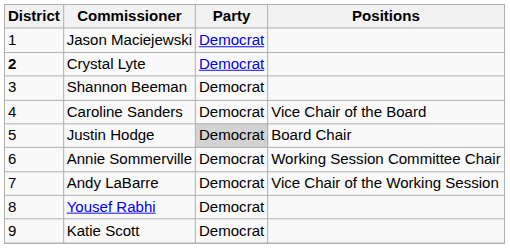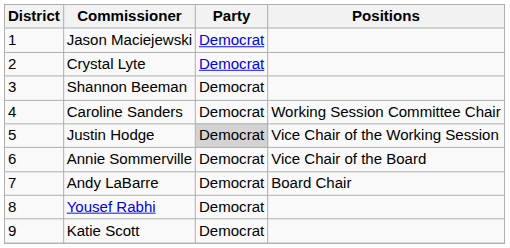(12, 64) bold -> (12, 64) normal
(349, 111) Vice Chair of the Board -> (386, 111) Working Session Committee Chair
(311, 135) Board Chair -> (385, 135) Vice Chair of the Working Session
(386, 159) Working Session Committee Chair -> (349, 159) Vice Chair of the Board
(385, 183) Vice Chair of the Working Session -> (311, 183) Board Chair
